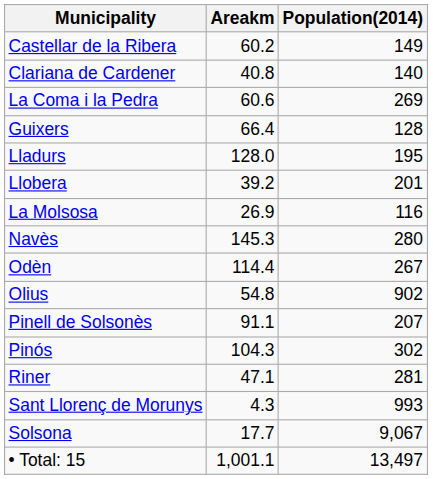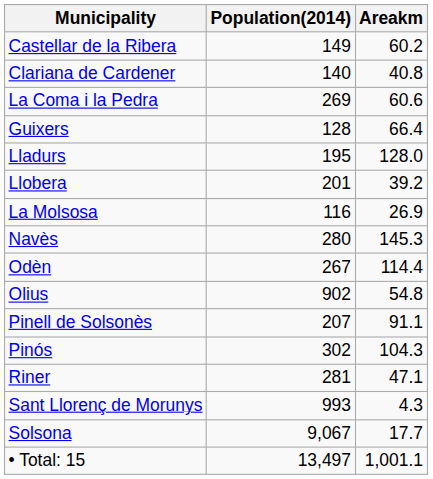columns swapped: (353, 18) <-> (242, 18)
